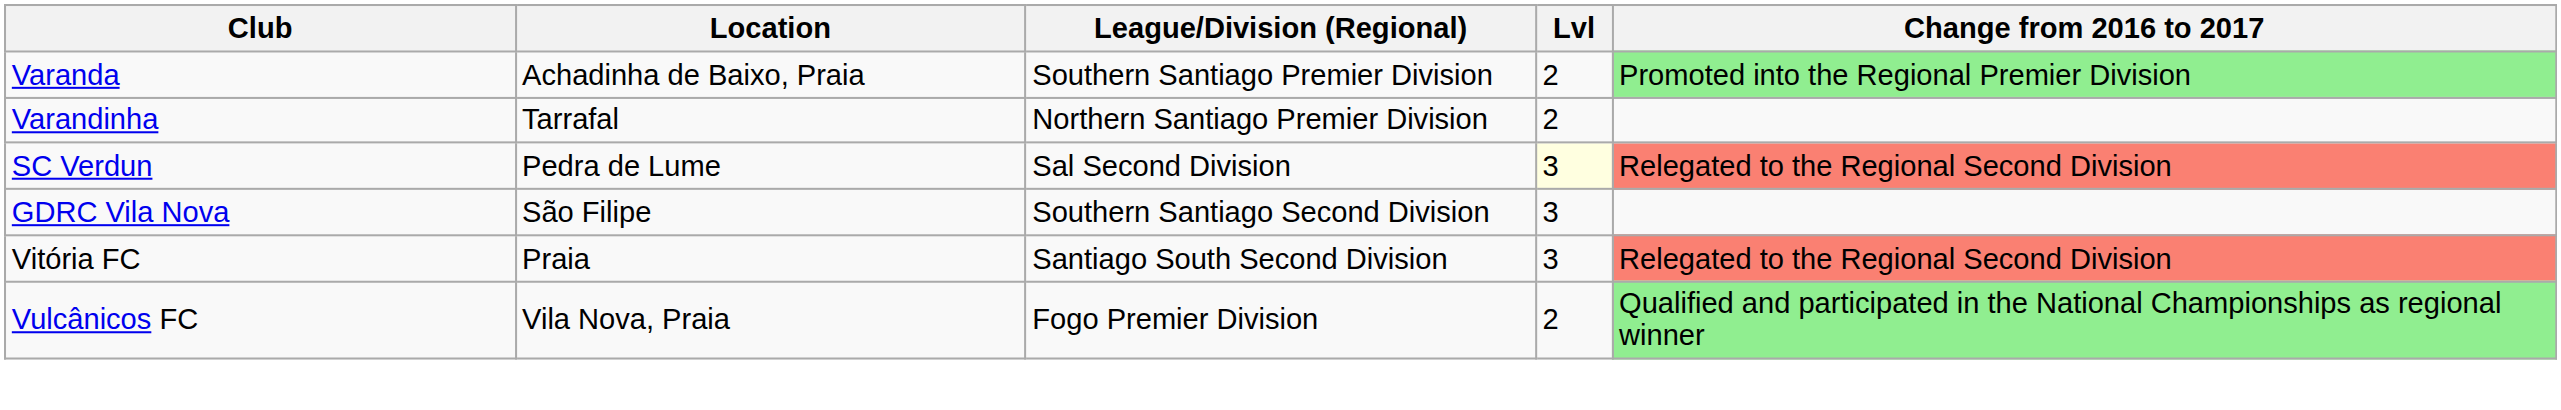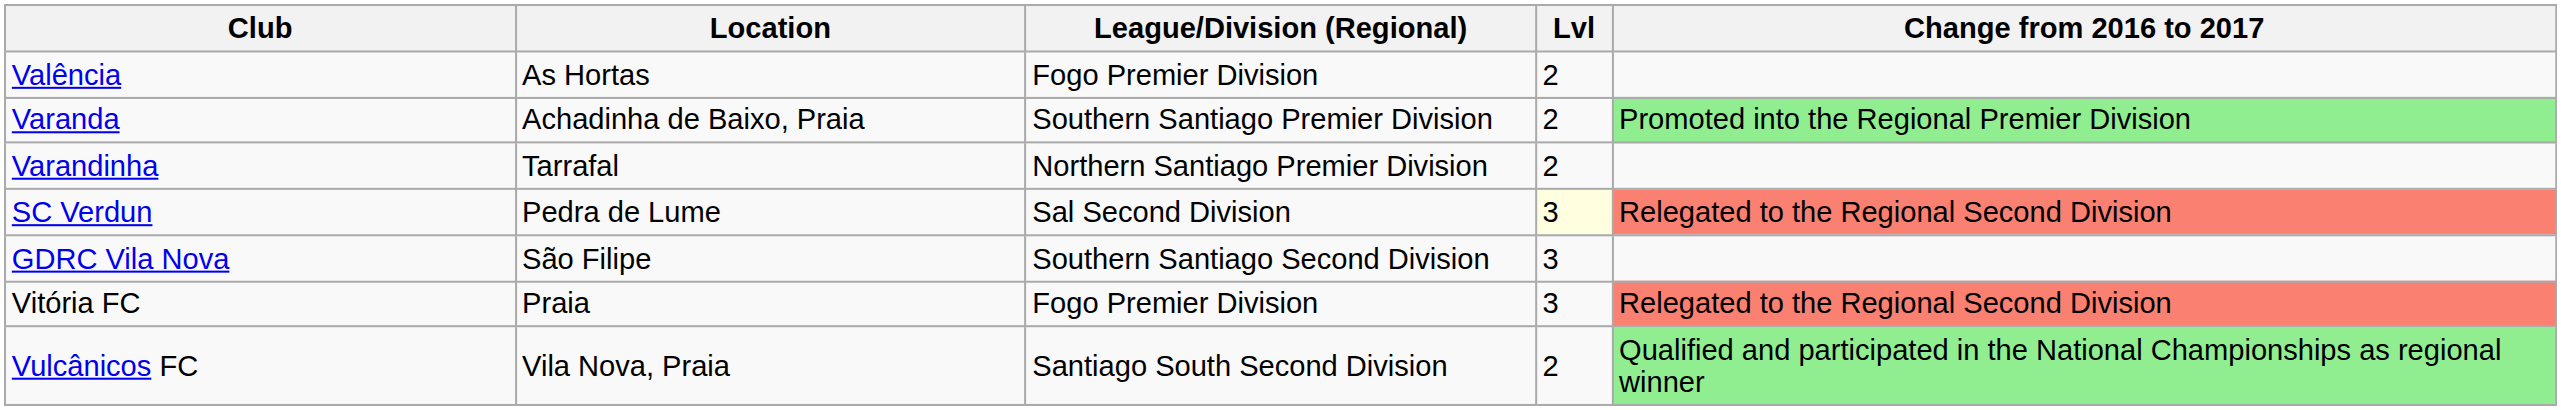+ row: (67, 74)
(1240, 258) Santiago South Second Division -> (1175, 304) Fogo Premier Division
(1175, 320) Fogo Premier Division -> (1240, 366) Santiago South Second Division
